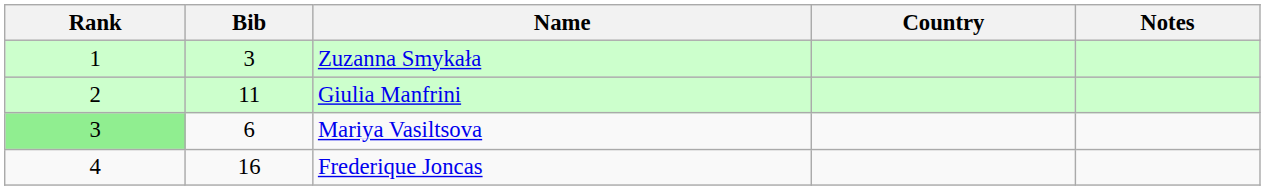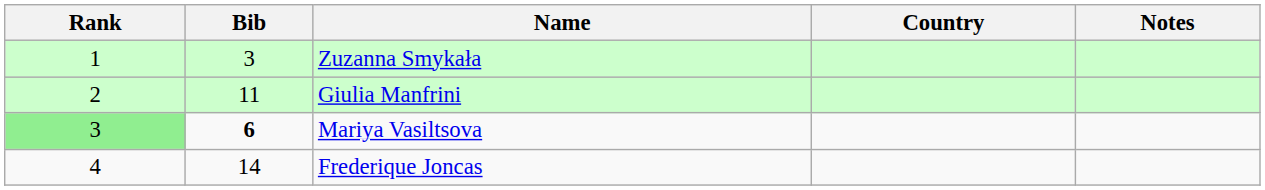(249, 130) normal -> (249, 130) bold
(249, 166) 16 -> (249, 166) 14
